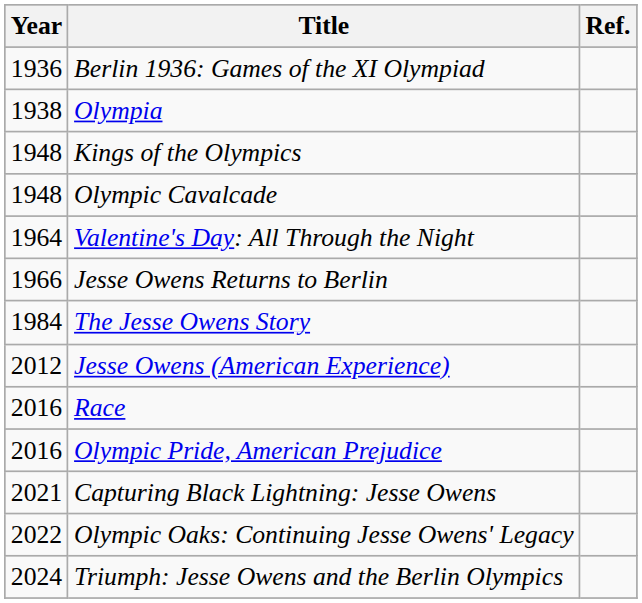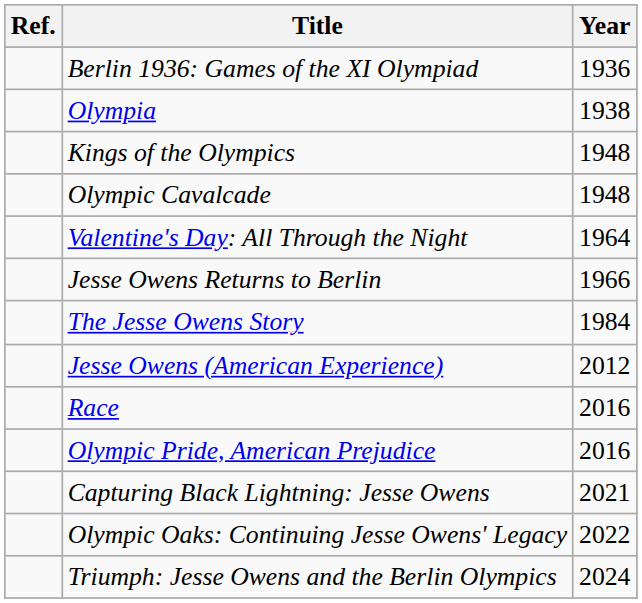columns swapped: (36, 25) <-> (608, 25)
